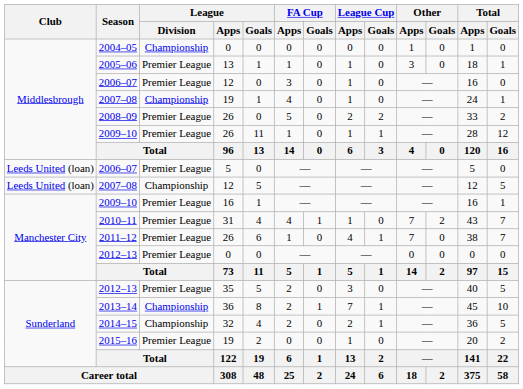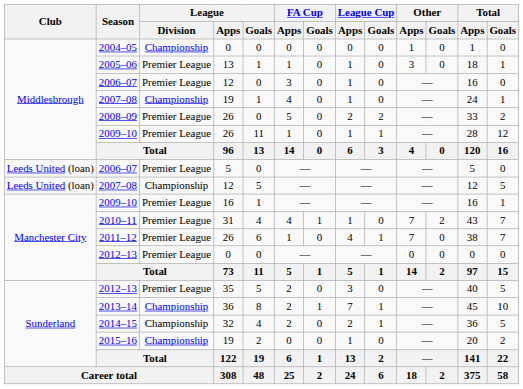(177, 340) Premier League -> (177, 340) Championship
